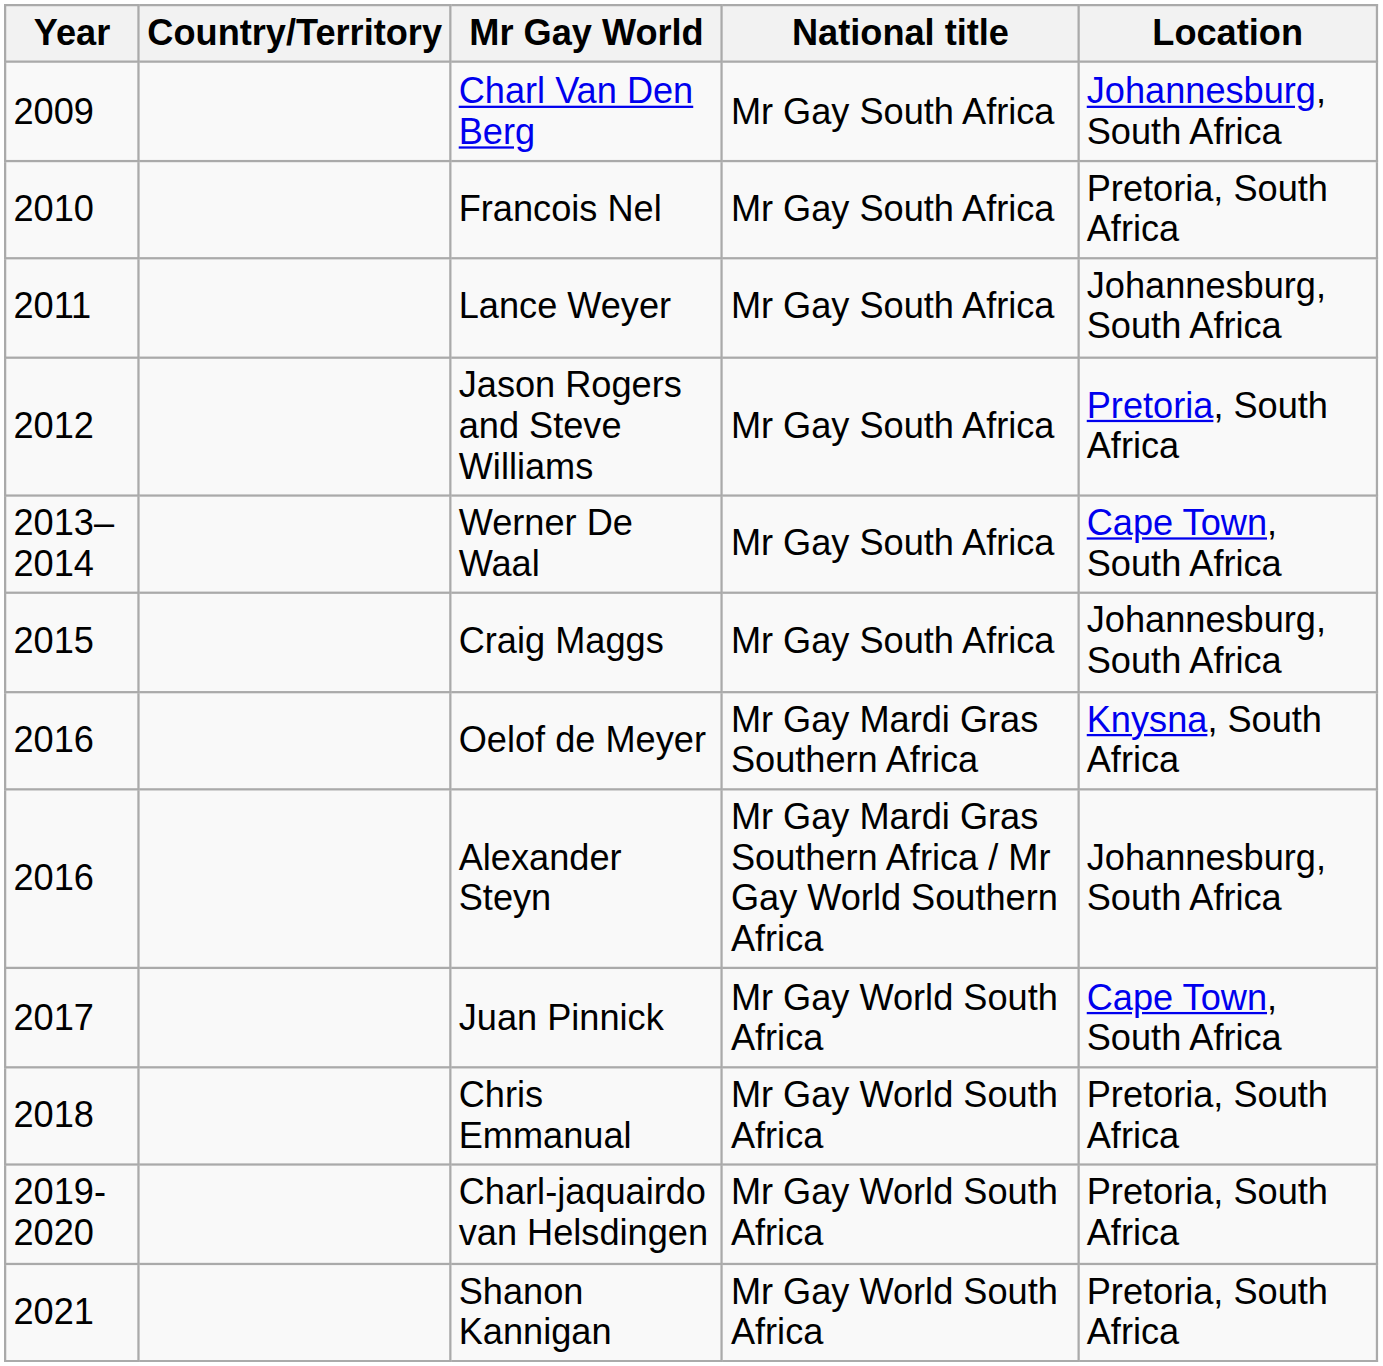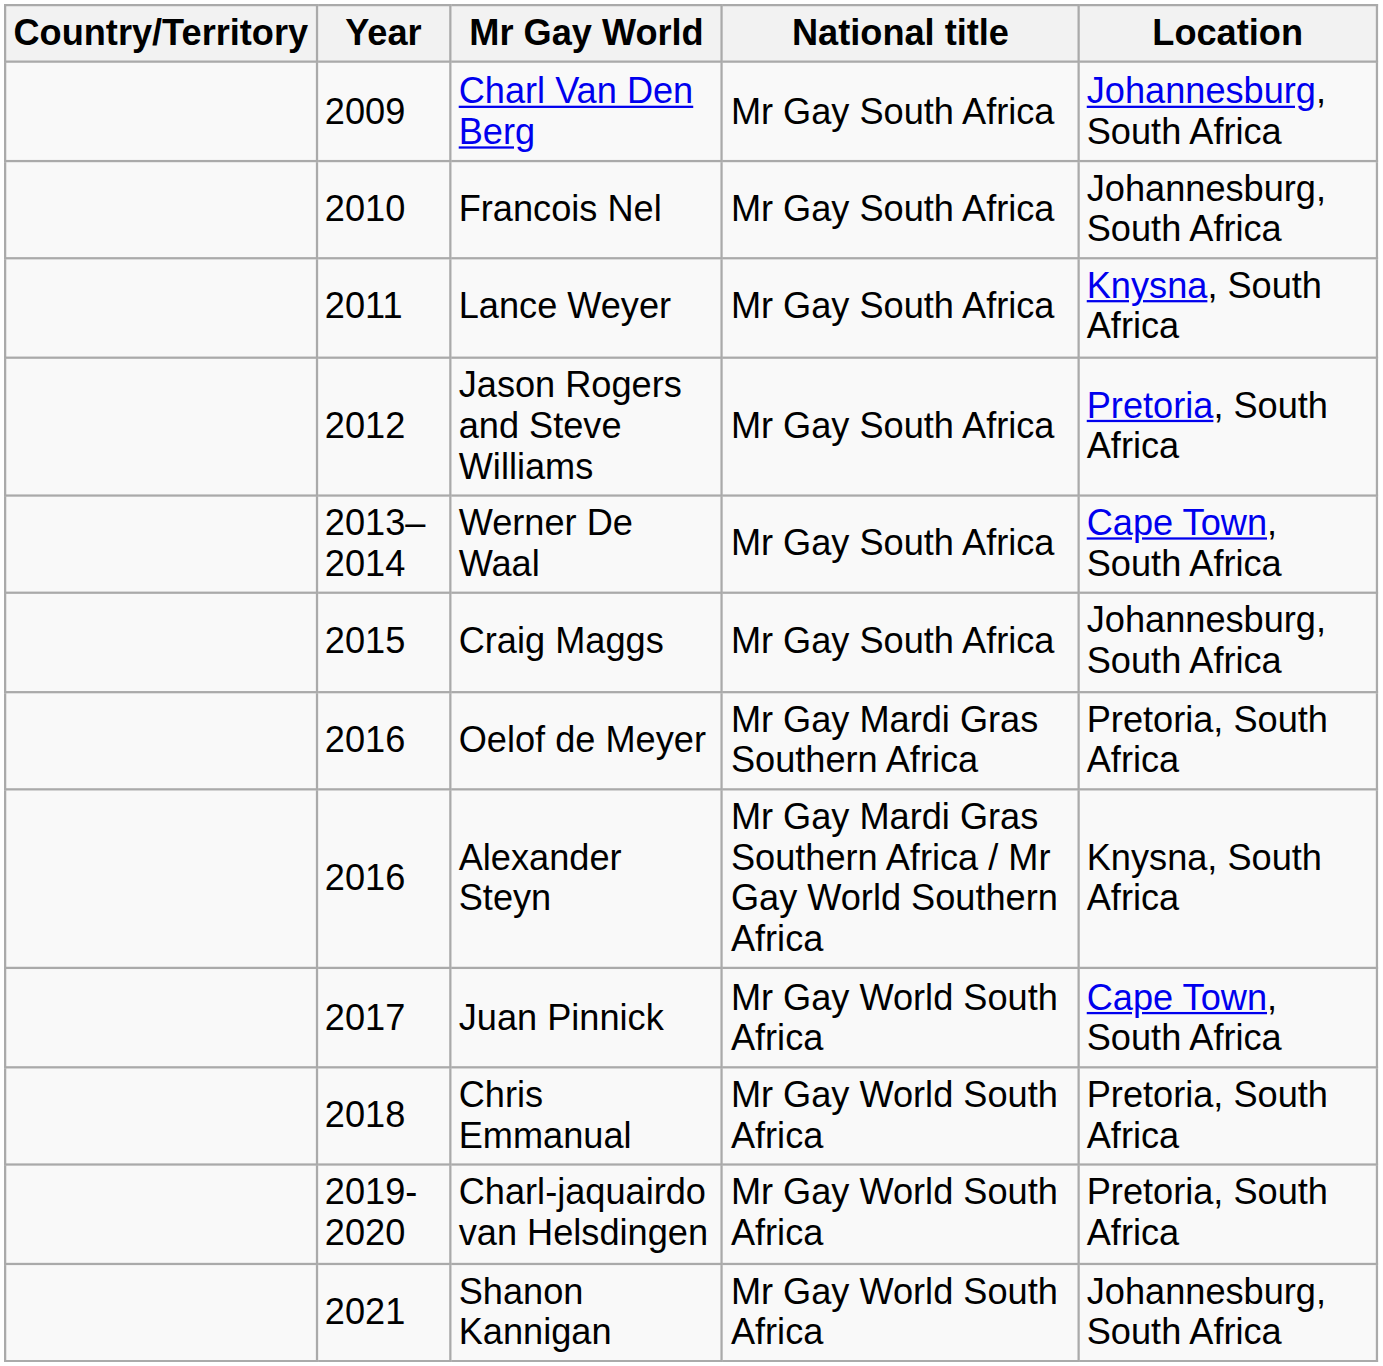columns swapped: (72, 33) <-> (295, 33)
(1207, 208) Pretoria, South Africa -> (1206, 208) Johannesburg, South Africa
(1206, 306) Johannesburg, South Africa -> (1204, 306) Knysna, South Africa
(1204, 739) Knysna, South Africa -> (1207, 739) Pretoria, South Africa
(1206, 878) Johannesburg, South Africa -> (1204, 878) Knysna, South Africa
(1207, 1311) Pretoria, South Africa -> (1206, 1311) Johannesburg, South Africa
